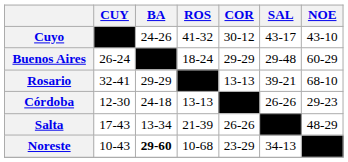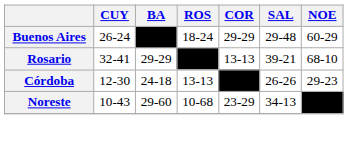- row: (49, 37)
- row: (49, 124)
(156, 146) bold -> (156, 102) normal
